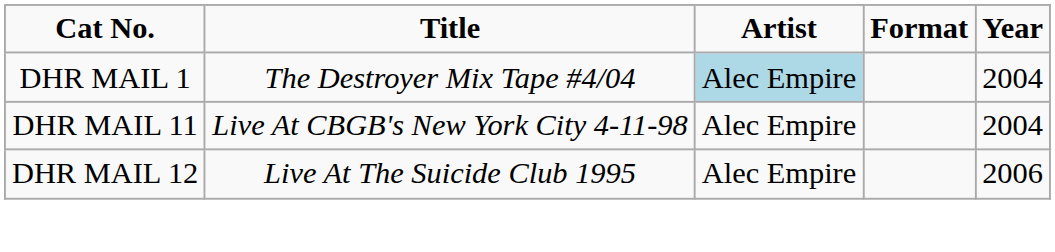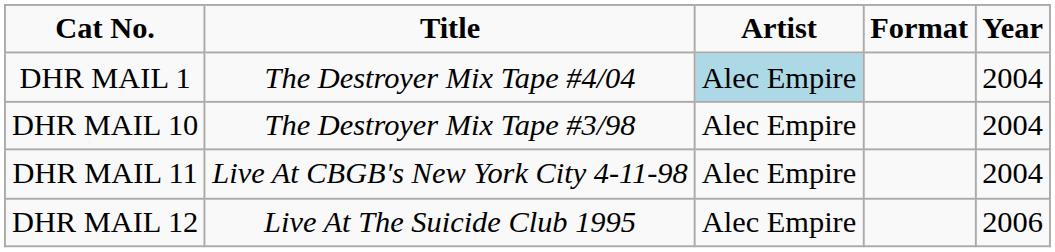+ row: (105, 125)
